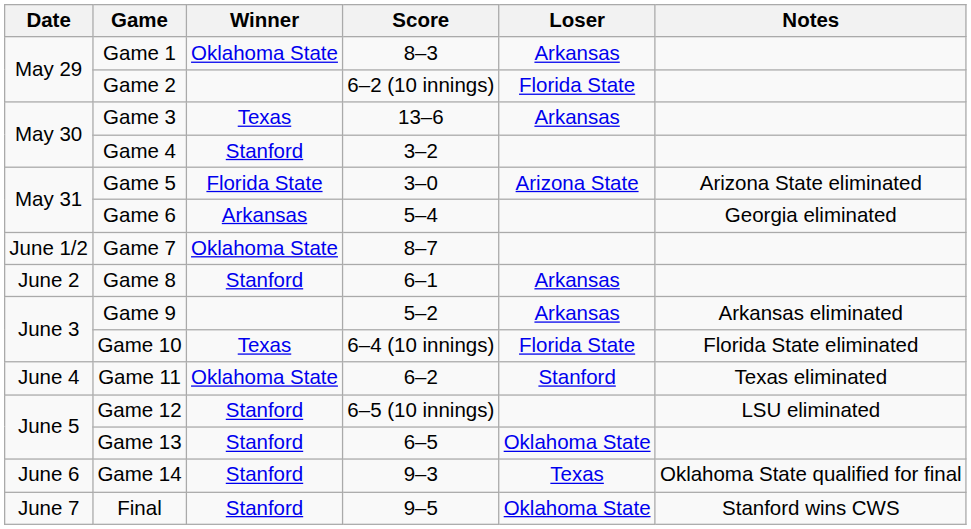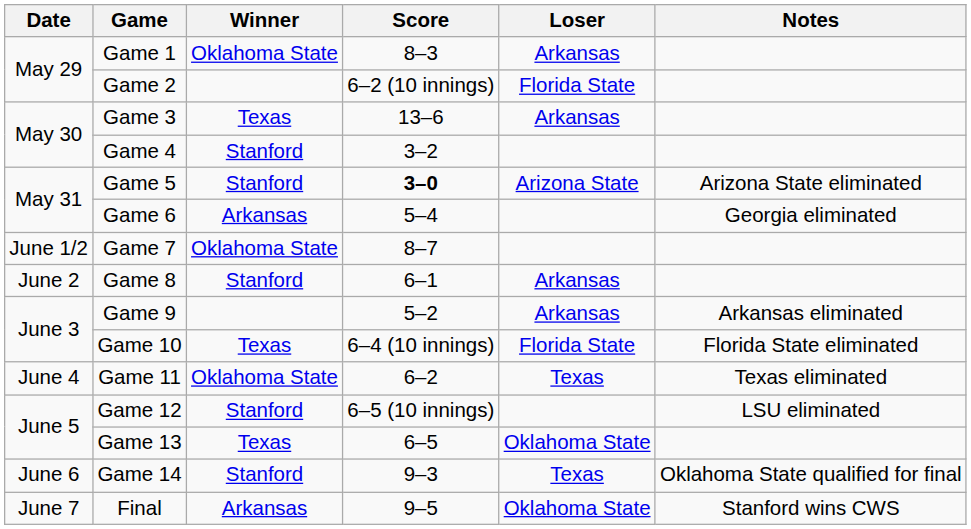(264, 183) Florida State -> (264, 183) Stanford
(421, 183) normal -> (421, 183) bold
(577, 378) Stanford -> (577, 378) Texas
(264, 442) Stanford -> (264, 442) Texas
(264, 507) Stanford -> (264, 507) Arkansas
